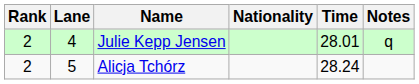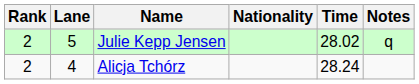(72, 41) 4 -> (72, 41) 5
(340, 41) 28.01 -> (340, 41) 28.02
(72, 66) 5 -> (72, 66) 4
